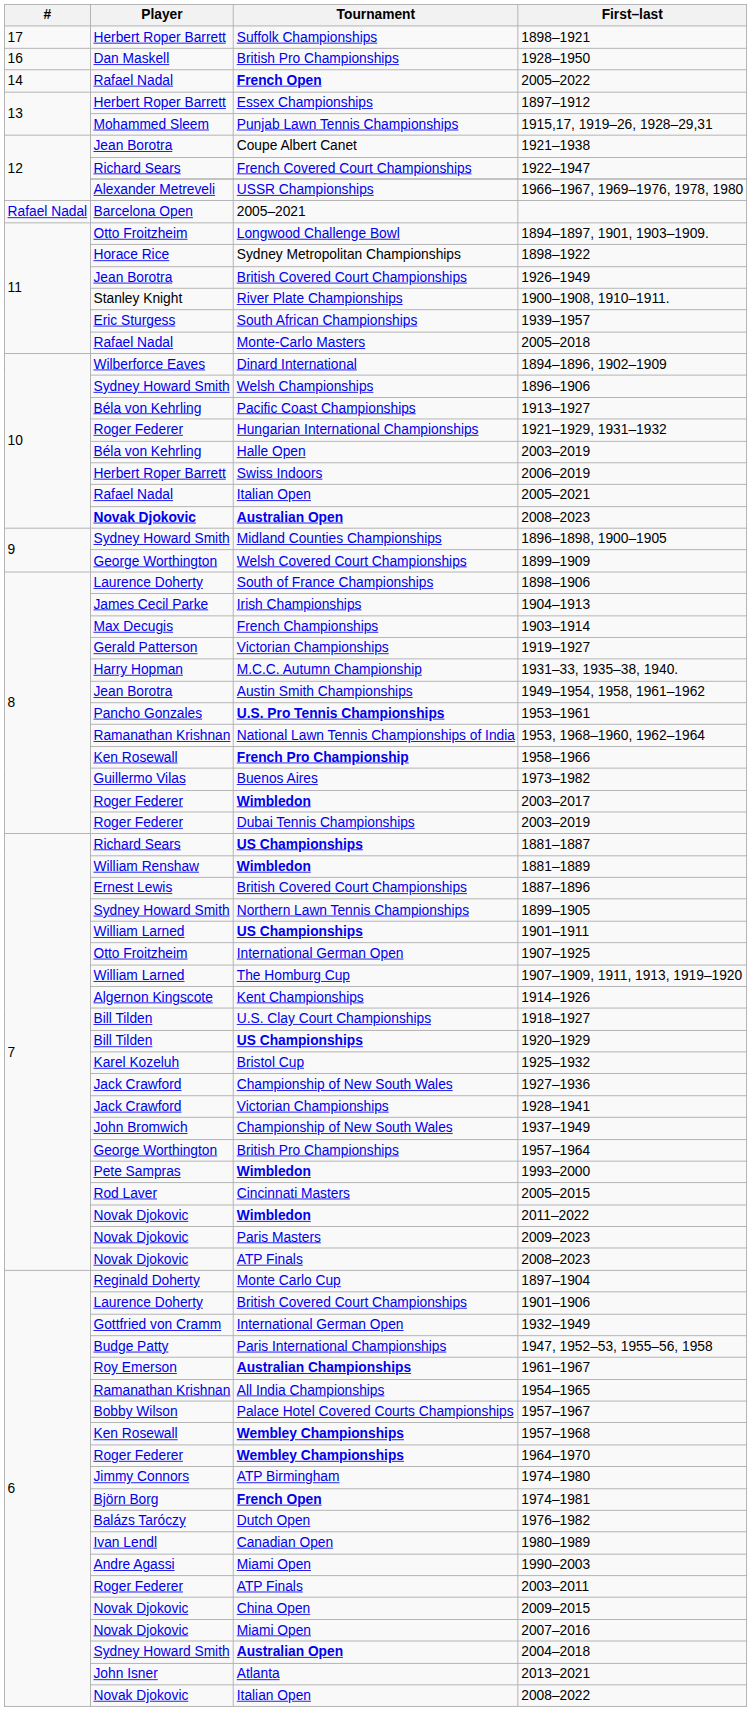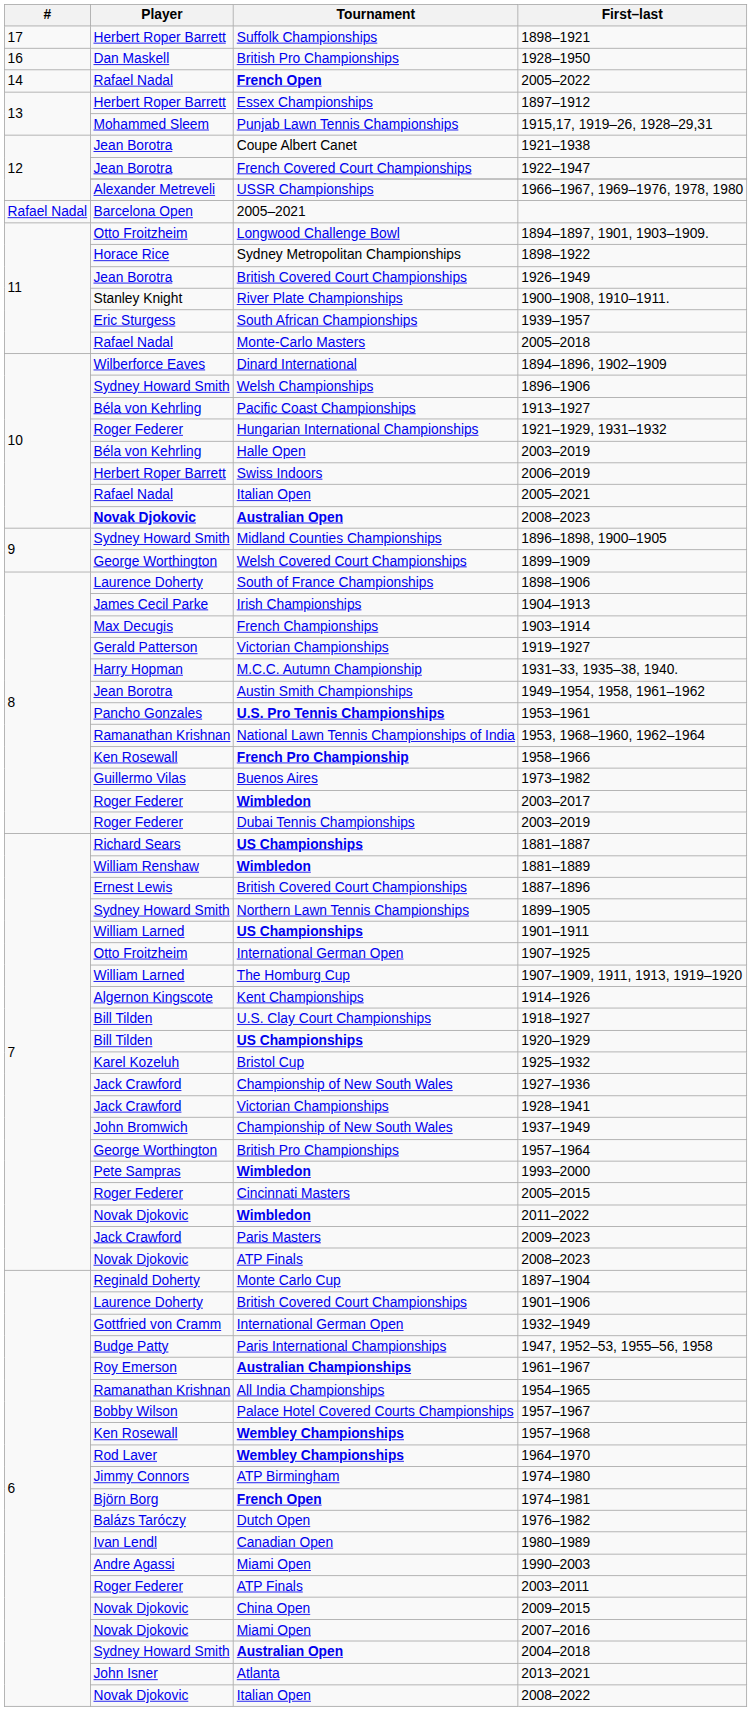(137, 168) Richard Sears -> (133, 168) Jean Borotra
(125, 1193) Rod Laver -> (138, 1193) Roger Federer
(141, 1237) Novak Djokovic -> (137, 1237) Jack Crawford
(138, 1455) Roger Federer -> (125, 1455) Rod Laver
